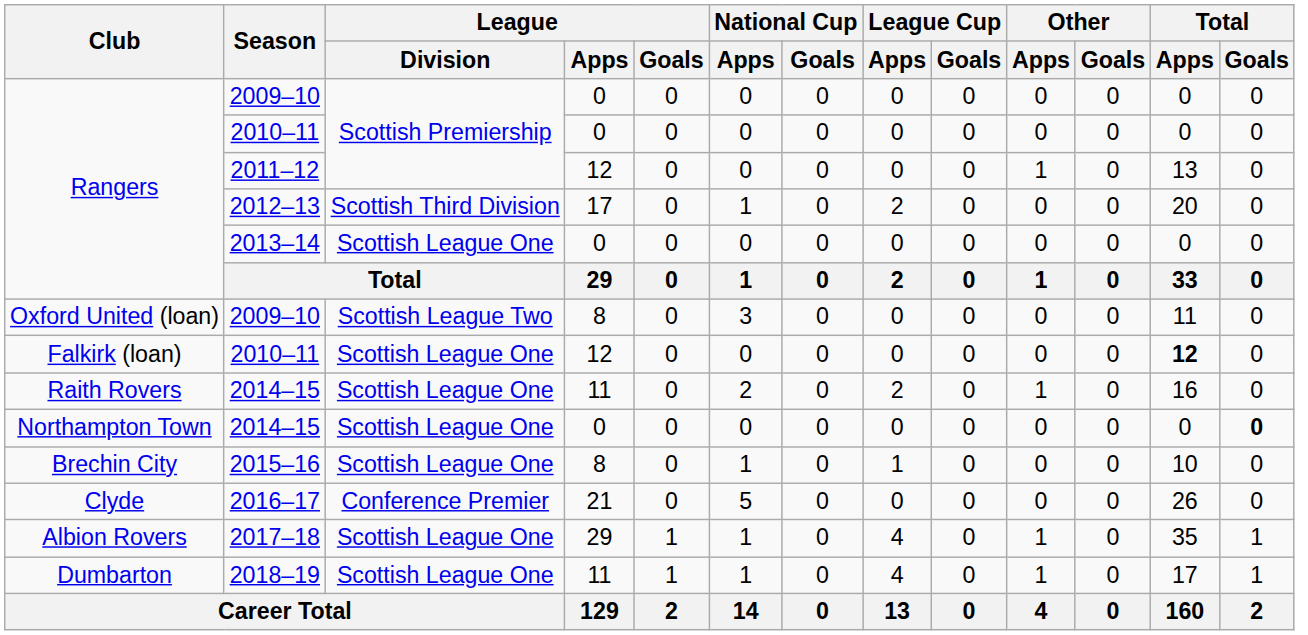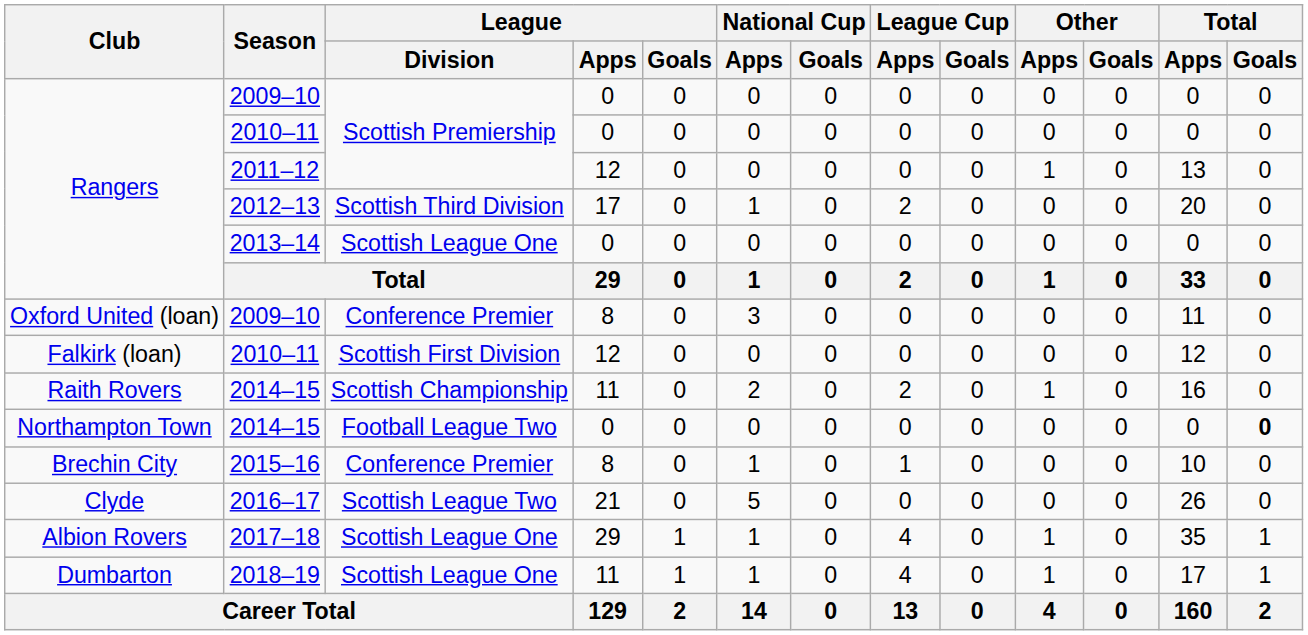(445, 317) Scottish League Two -> (449, 317) Conference Premier
(445, 354) Scottish League One -> (449, 354) Scottish First Division
(1185, 354) bold -> (1193, 354) normal
(445, 390) Scottish League One -> (449, 390) Scottish Championship
(445, 427) Scottish League One -> (449, 427) Football League Two
(445, 464) Scottish League One -> (449, 464) Conference Premier
(445, 501) Conference Premier -> (449, 501) Scottish League Two
